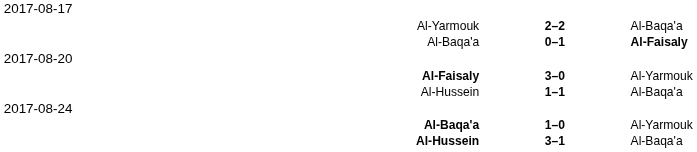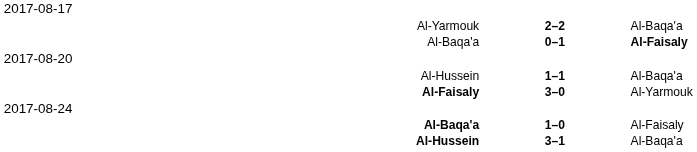rows swapped: (451, 76) <-> (450, 92)
(662, 125) Al-Yarmouk -> (657, 125) Al-Faisaly
